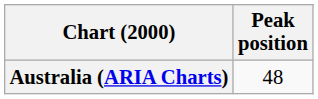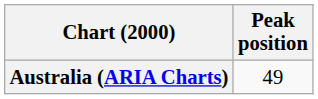(273, 76) 48 -> (273, 76) 49
